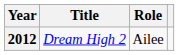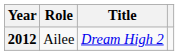columns swapped: (85, 15) <-> (148, 15)
